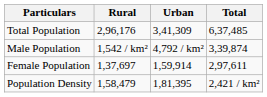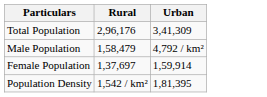- column: (234, 13)
(122, 48) 1,542 / km² -> (116, 48) 1,58,479
(116, 83) 1,58,479 -> (122, 83) 1,542 / km²
